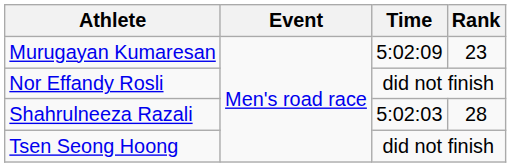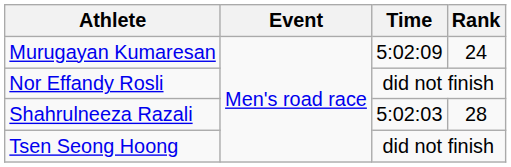(476, 52) 23 -> (476, 52) 24
